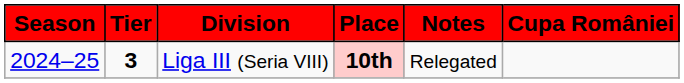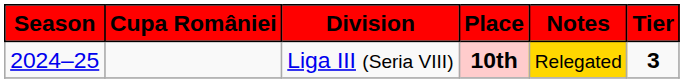columns swapped: (131, 23) <-> (591, 23)
(453, 61) no background -> (578, 61) gold background
